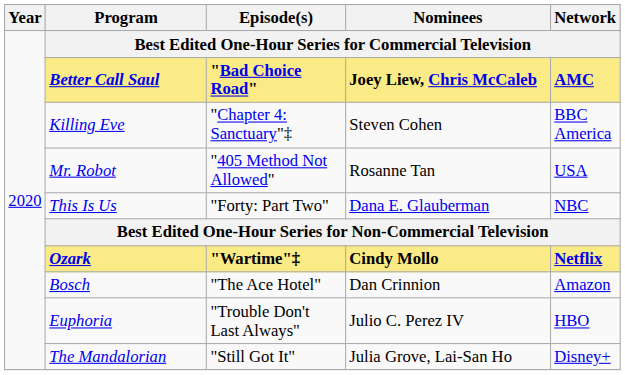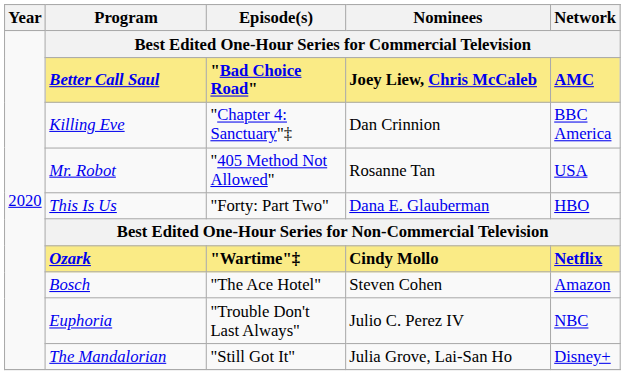(396, 124) Steven Cohen -> (395, 124) Dan Crinnion
(571, 205) NBC -> (572, 205) HBO
(395, 284) Dan Crinnion -> (396, 284) Steven Cohen
(572, 320) HBO -> (571, 320) NBC
